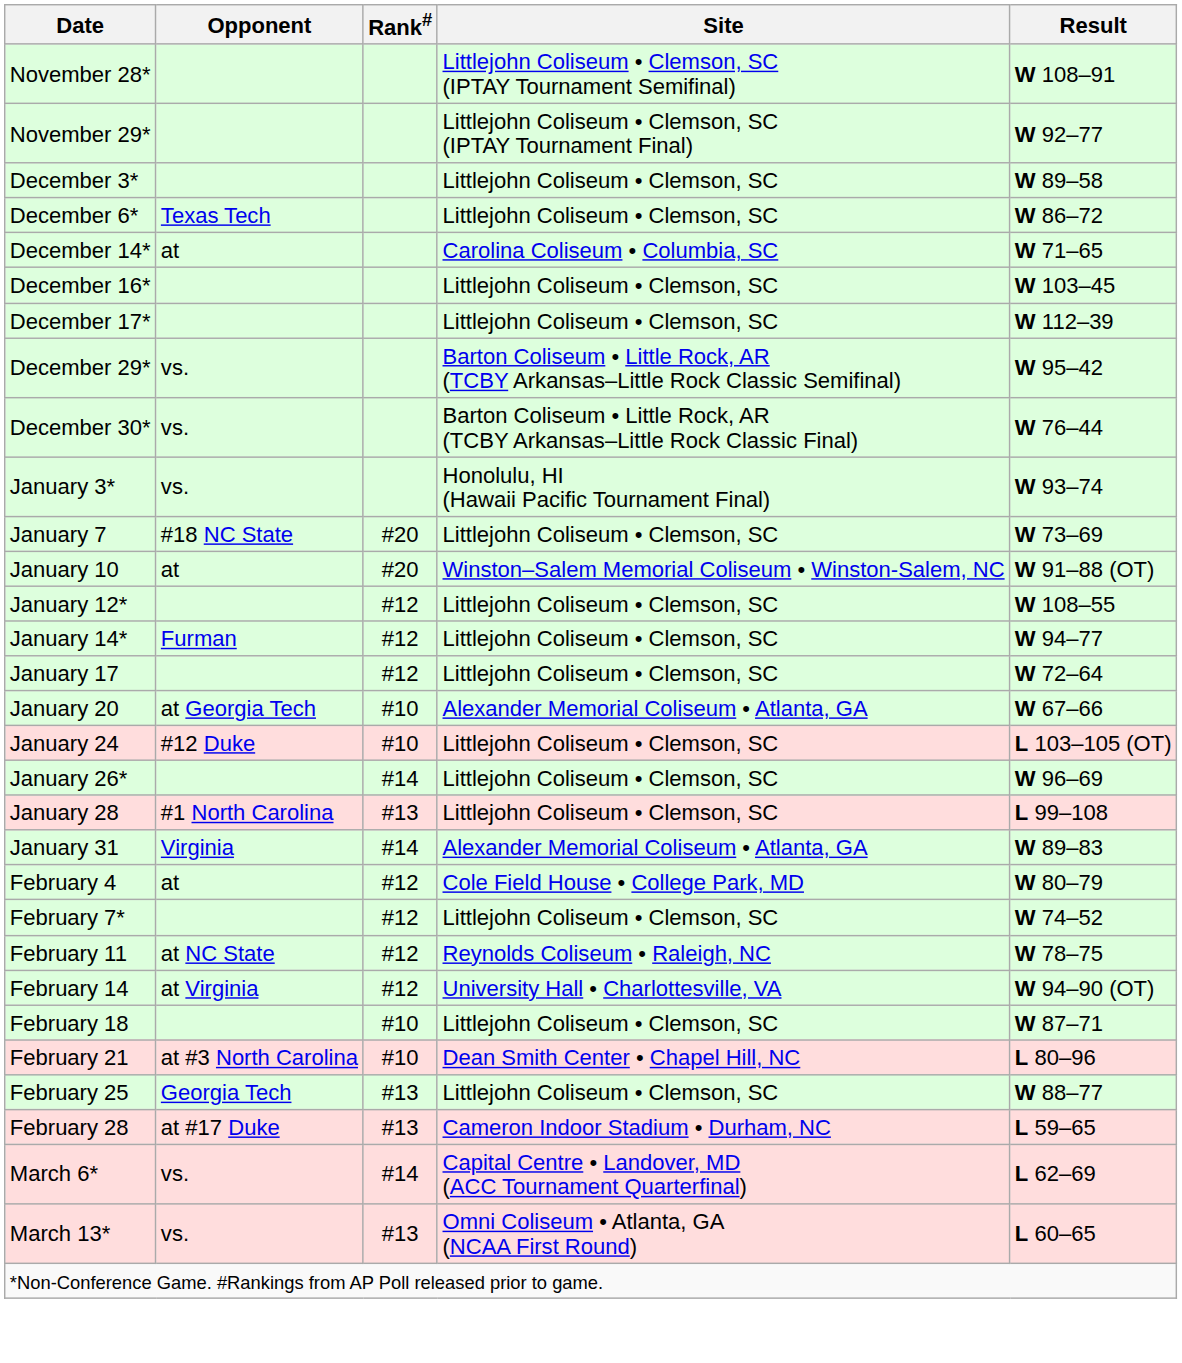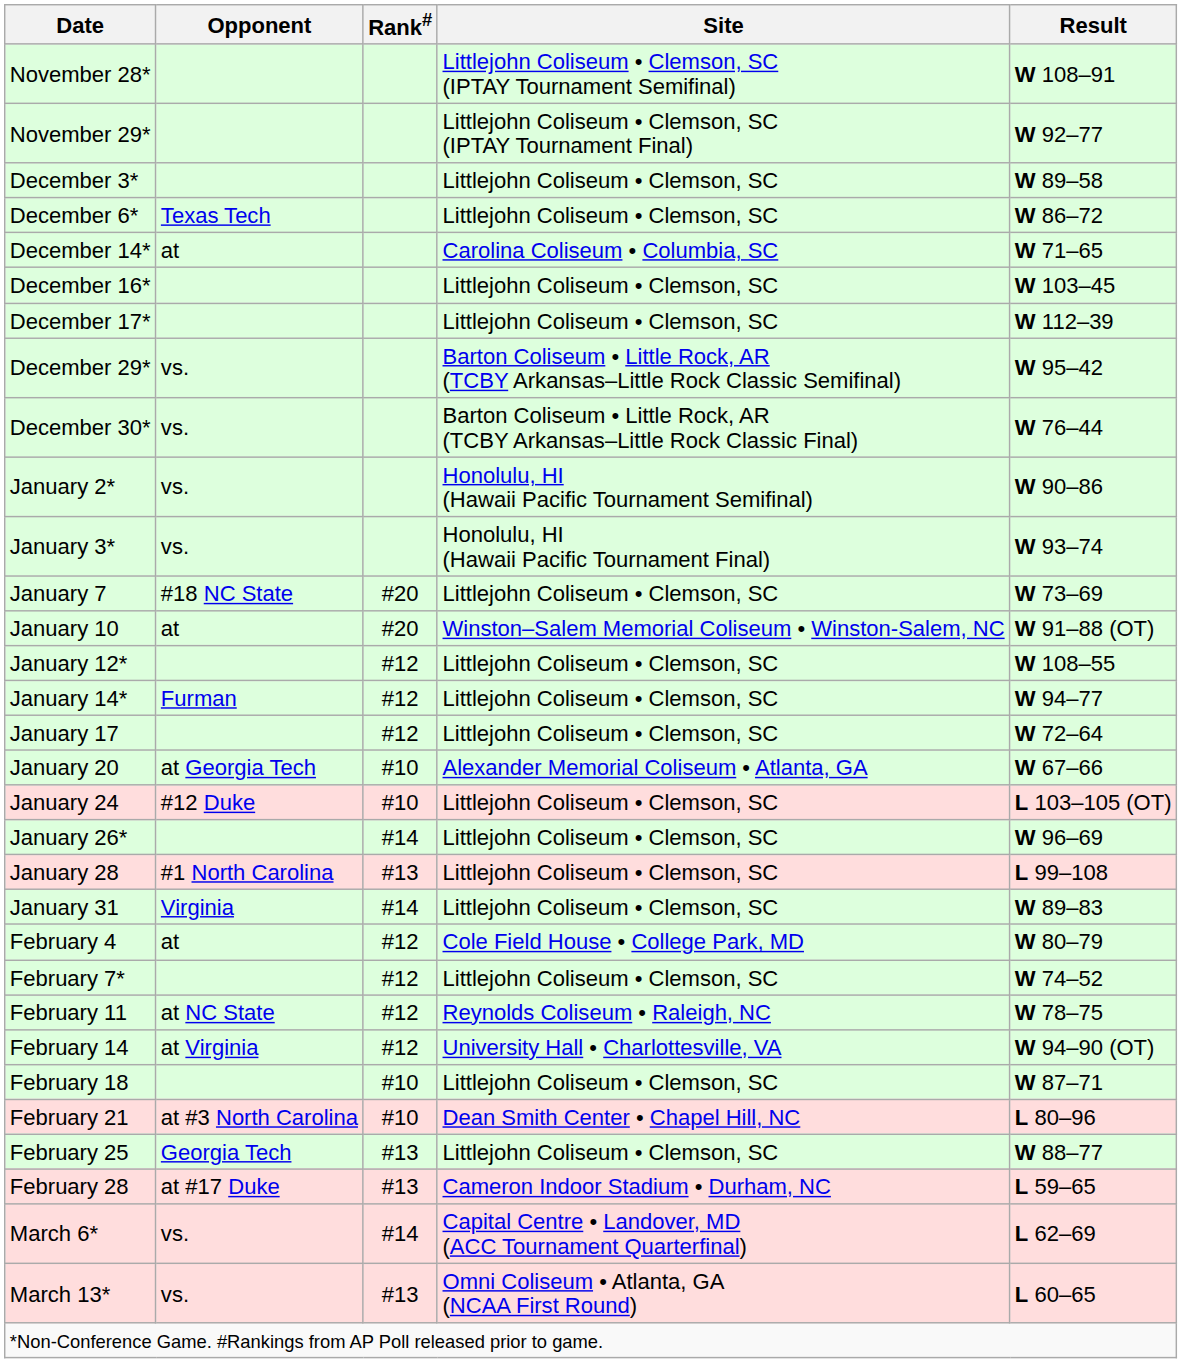+ row: (62, 487)
(655, 848) Alexander Memorial Coliseum • Atlanta, GA -> (610, 907) Littlejohn Coliseum • Clemson, SC
